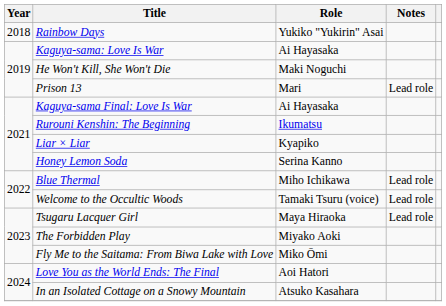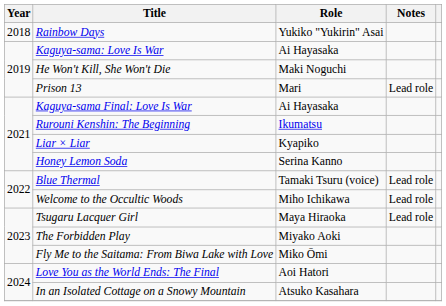(314, 180) Miho Ichikawa -> (329, 180) Tamaki Tsuru (voice)
(329, 198) Tamaki Tsuru (voice) -> (314, 198) Miho Ichikawa
